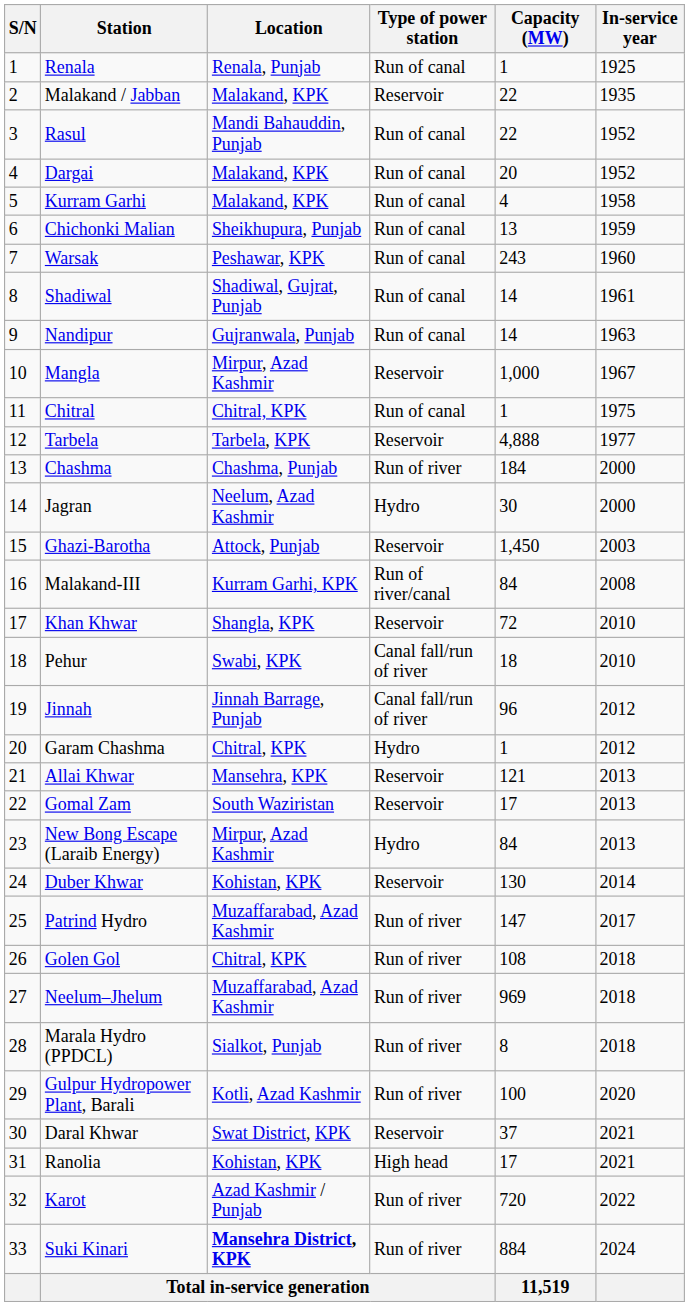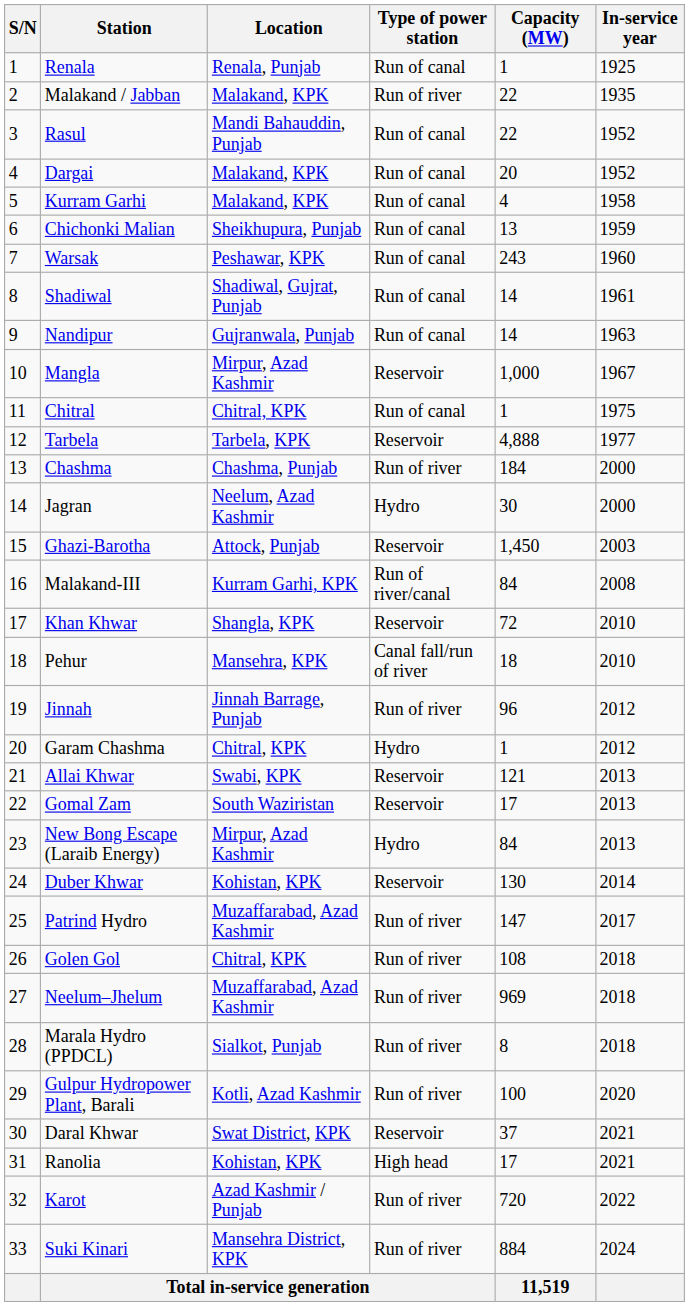(409, 95) Reservoir -> (418, 95) Run of river
(257, 661) Swabi, KPK -> (270, 661) Mansehra, KPK
(423, 709) Canal fall/run of river -> (418, 709) Run of river
(270, 776) Mansehra, KPK -> (257, 776) Swabi, KPK
(284, 1248) bold -> (279, 1248) normal
